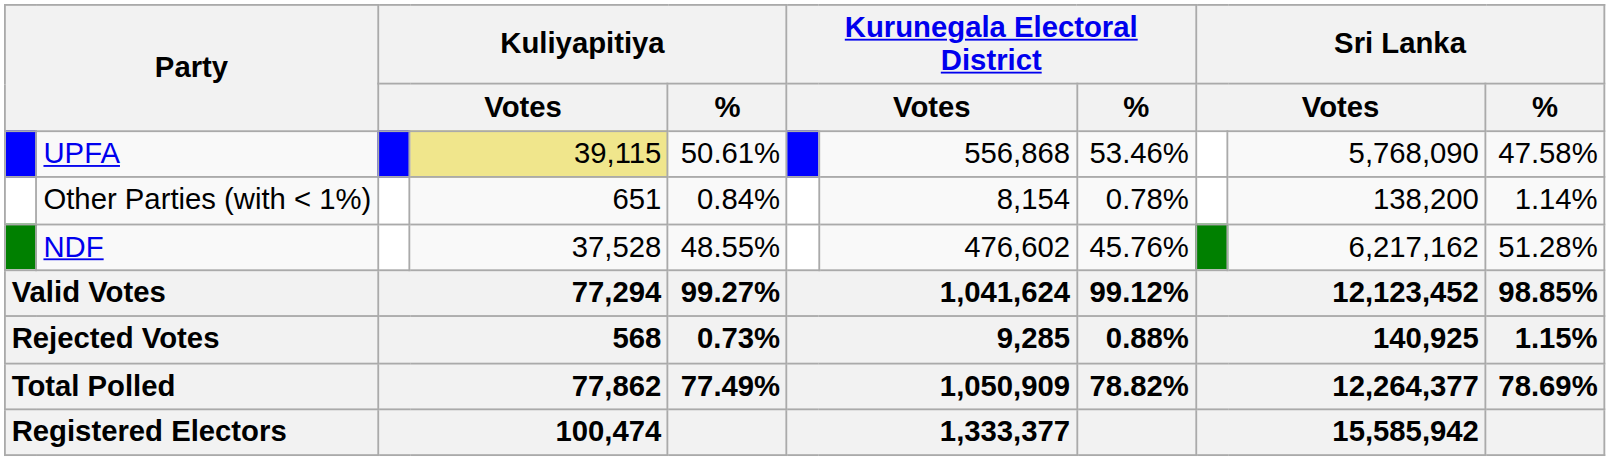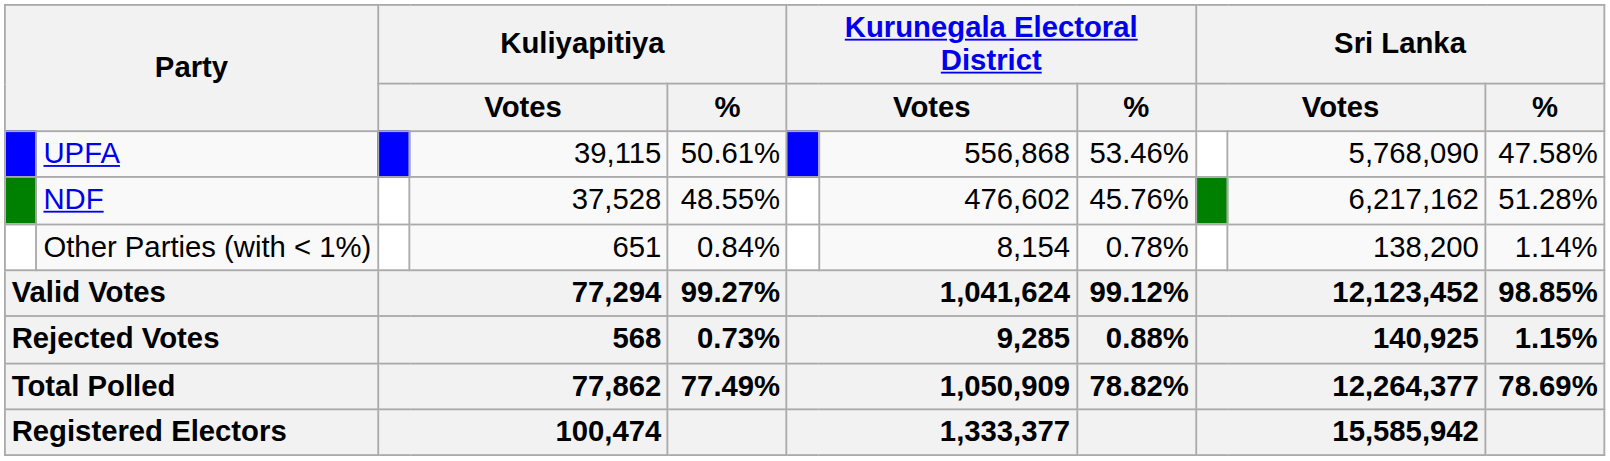(618, 153) khaki background -> (618, 153) no background
rows swapped: (74, 246) <-> (207, 199)
